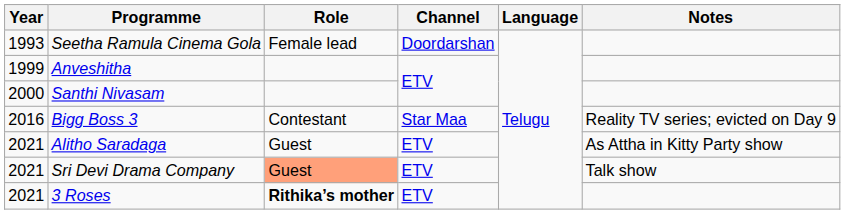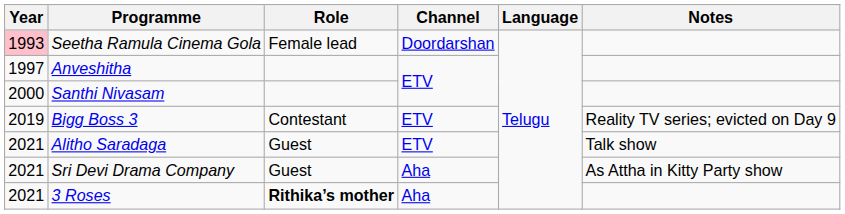(26, 43) no background -> (26, 43) pink background
(26, 68) 1999 -> (26, 68) 1997
(26, 119) 2016 -> (26, 119) 2019
(434, 119) Star Maa -> (417, 119) ETV
(684, 145) As Attha in Kitty Party show -> (621, 145) Talk show
(290, 171) lightsalmon background -> (290, 171) no background
(417, 171) ETV -> (416, 171) Aha
(621, 171) Talk show -> (684, 171) As Attha in Kitty Party show
(417, 196) ETV -> (416, 196) Aha
